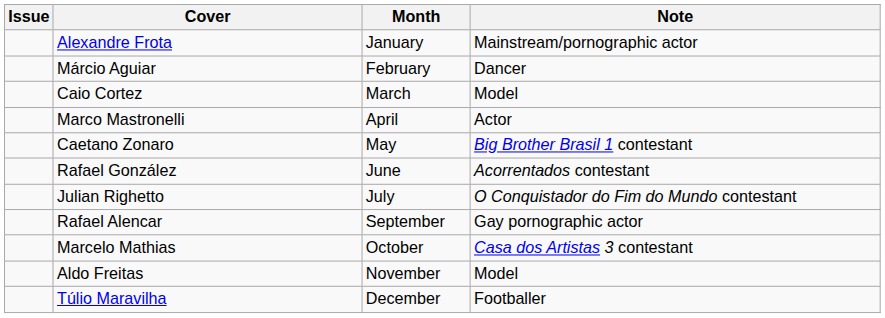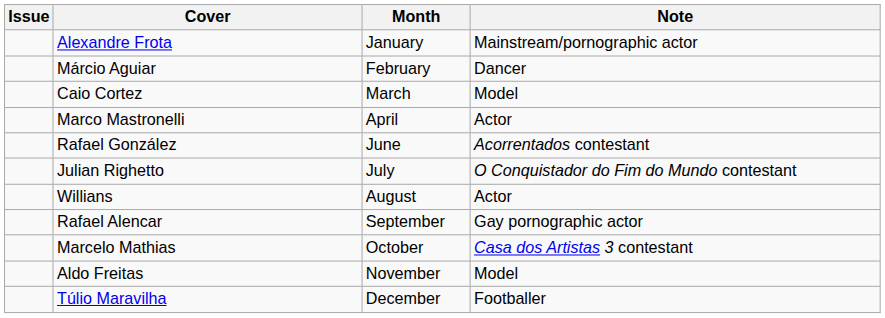- row: (115, 145)
+ row: (85, 196)
